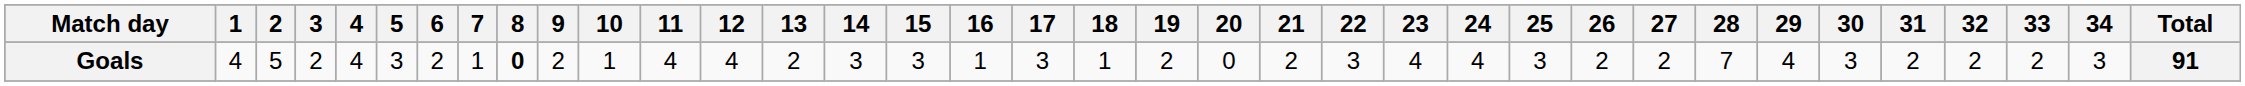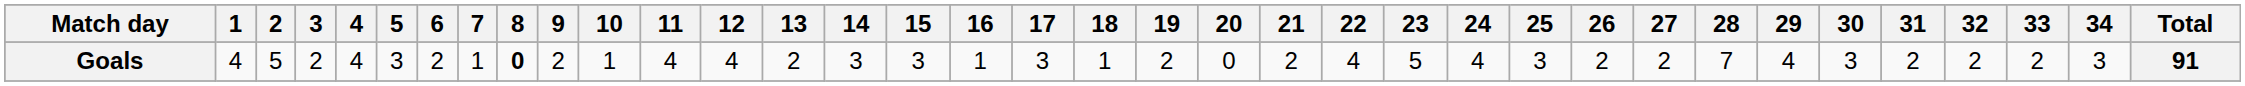(1353, 61) 3 -> (1353, 61) 4
(1415, 61) 4 -> (1415, 61) 5
